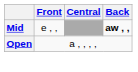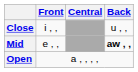+ row: (20, 28)
